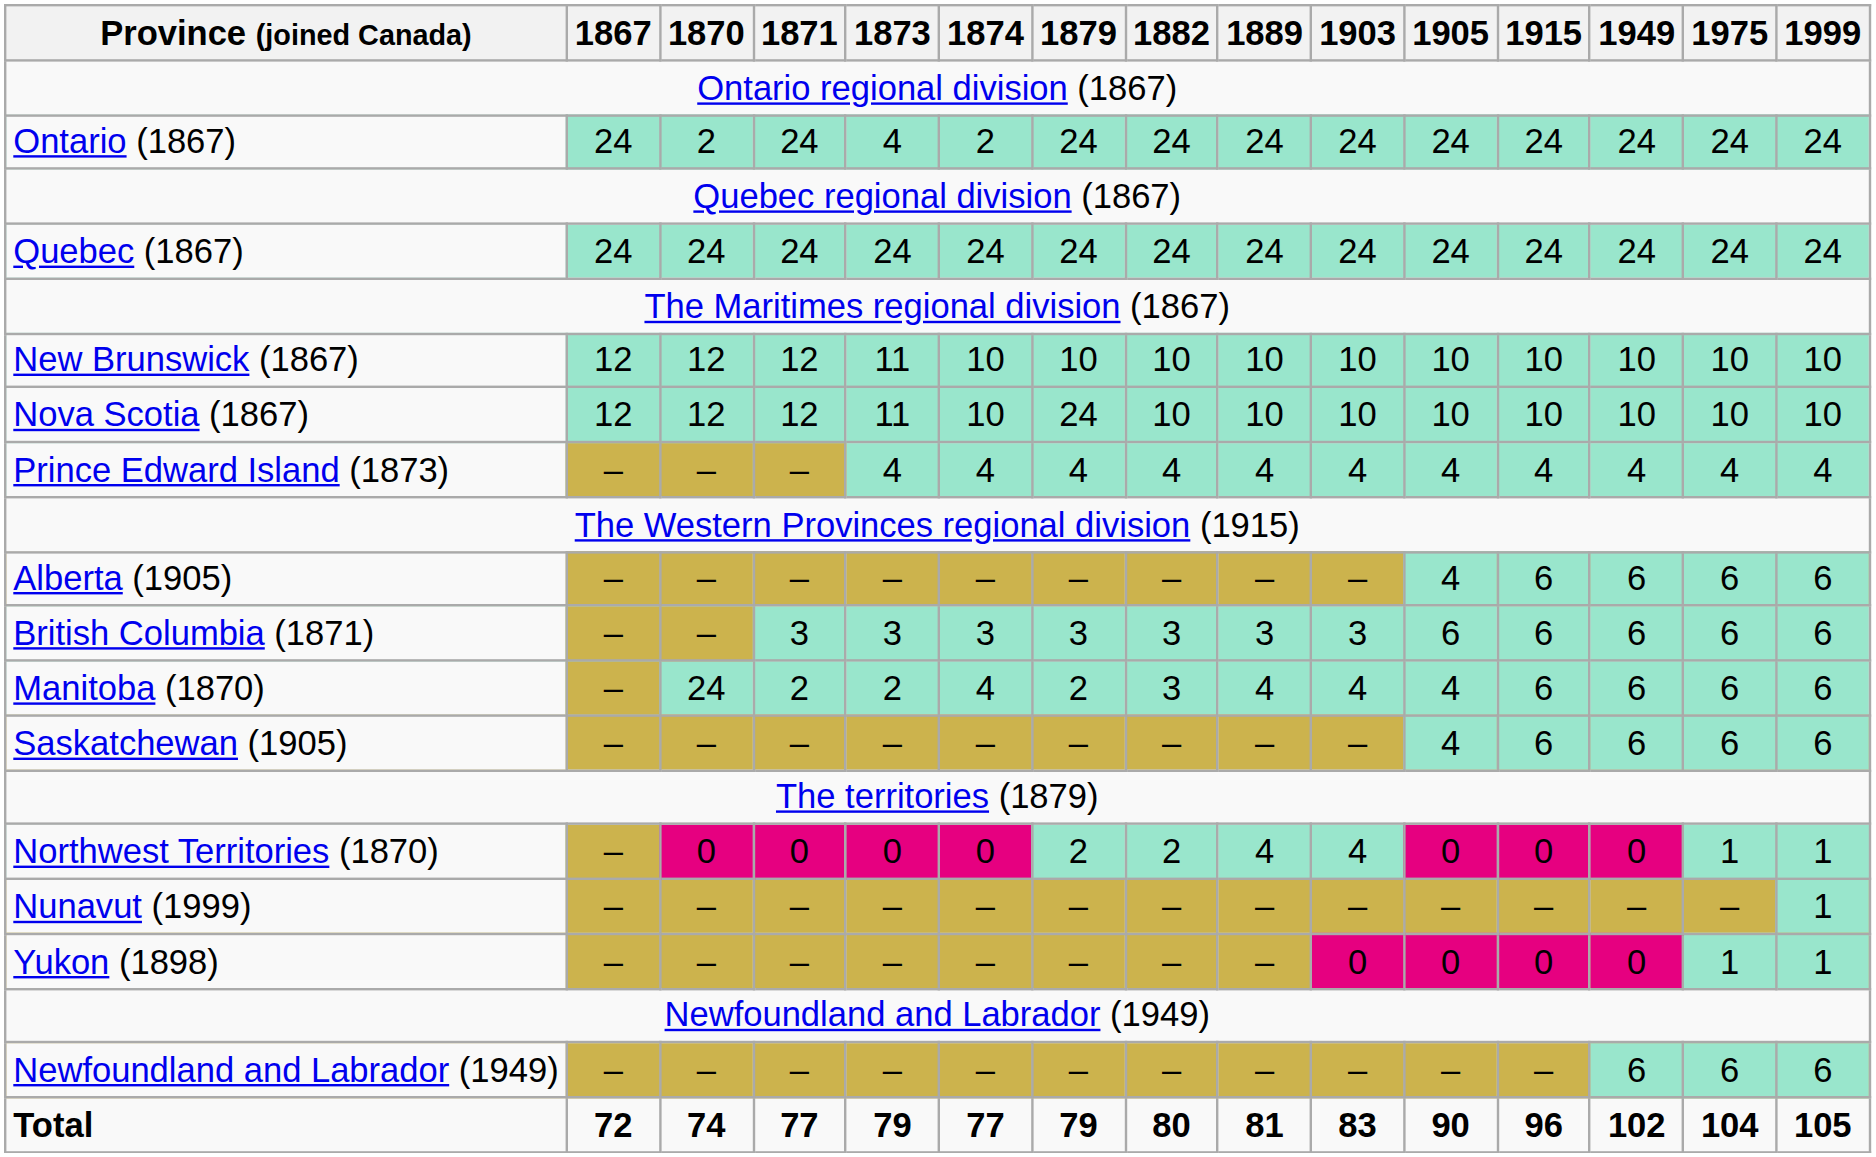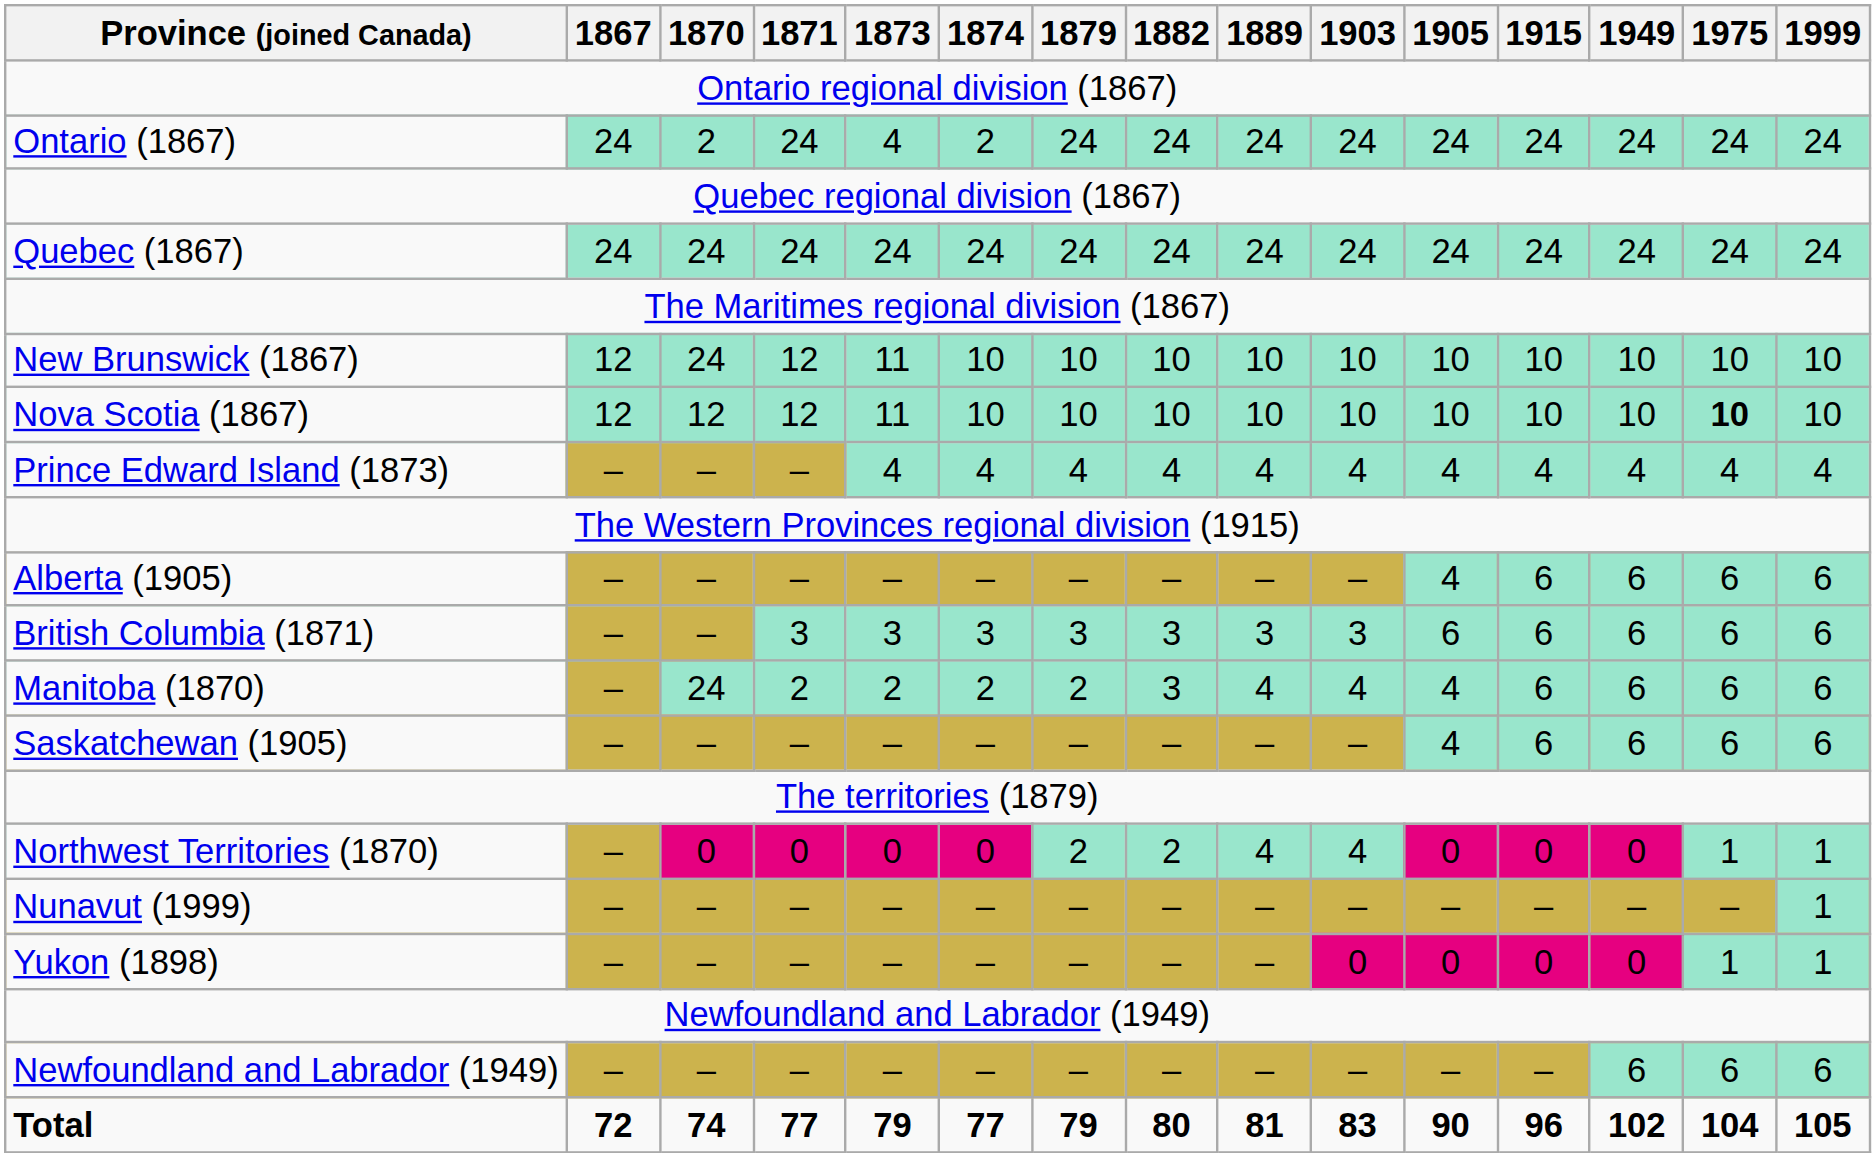(706, 360) 12 -> (706, 360) 24
(1078, 415) 24 -> (1078, 415) 10
(1730, 415) normal -> (1730, 415) bold
(985, 688) 4 -> (985, 688) 2
